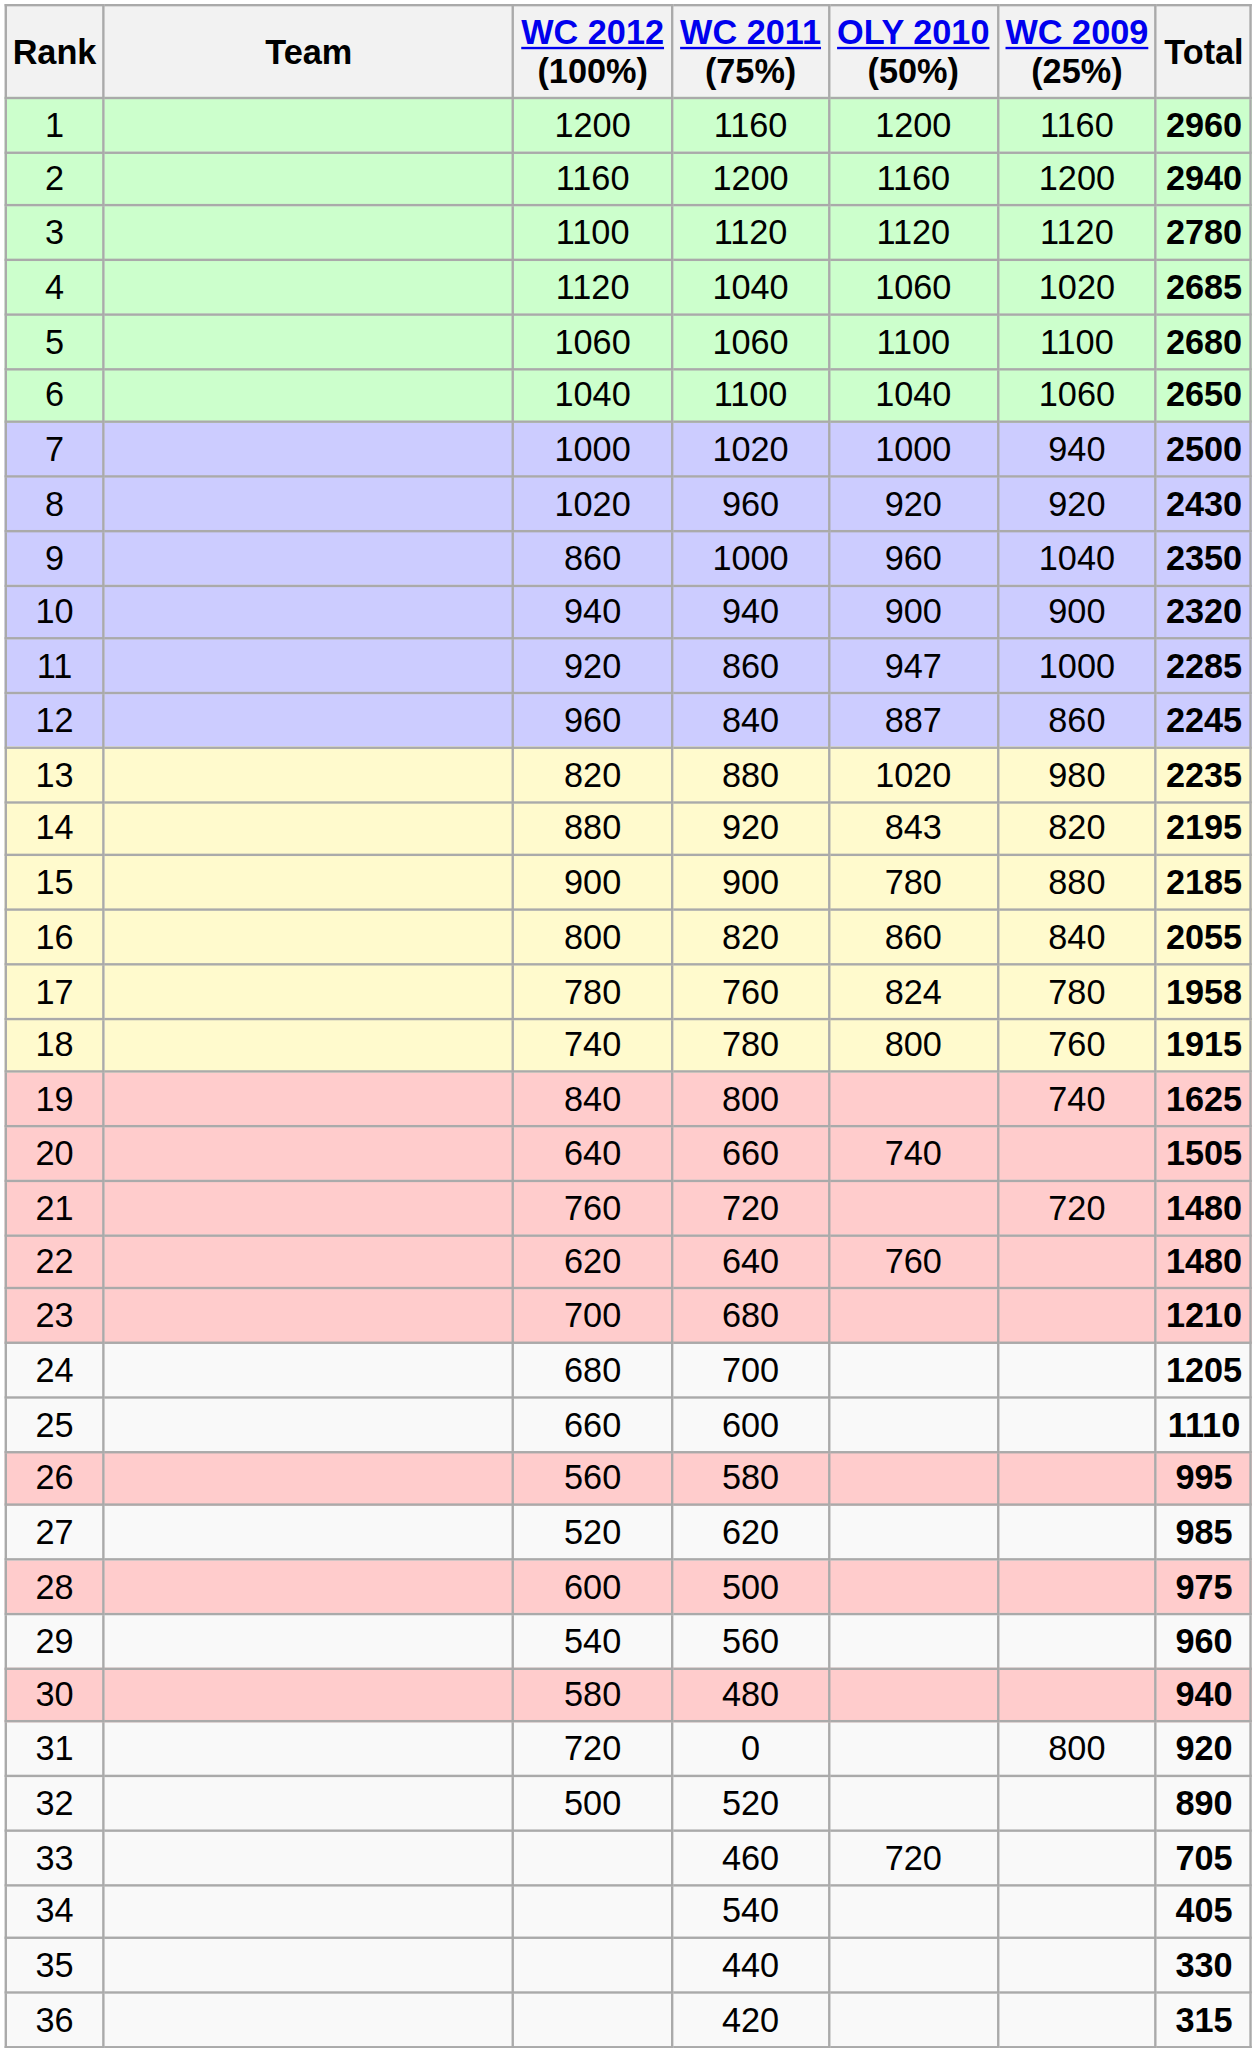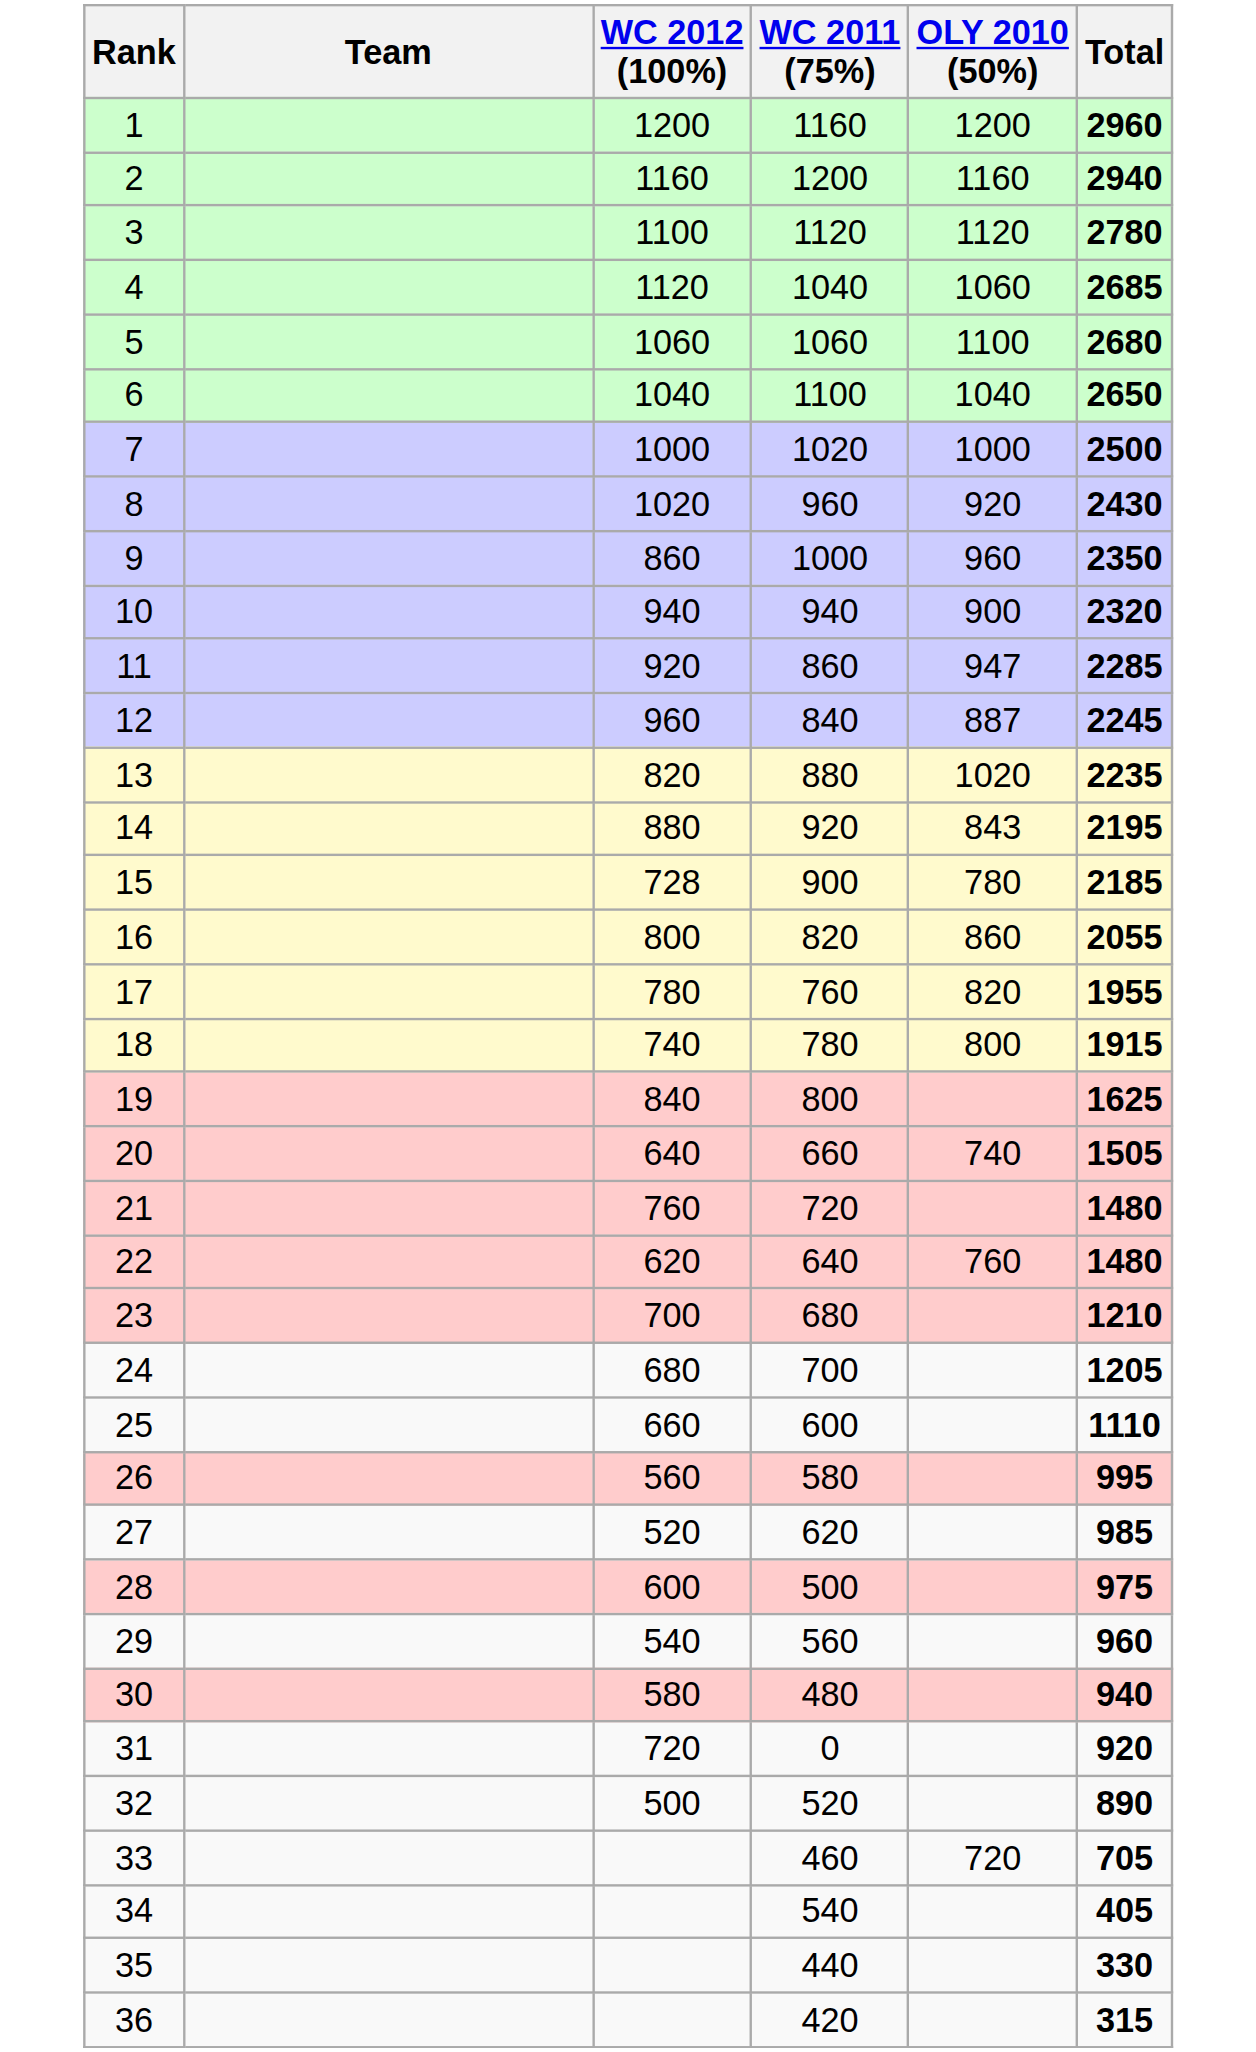- column: (1077, 52)
(593, 883) 900 -> (672, 883) 728
(913, 991) 824 -> (993, 991) 820
(1204, 991) 1958 -> (1125, 991) 1955
